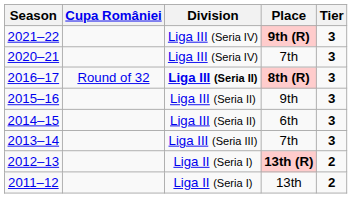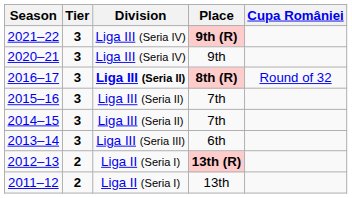columns swapped: (332, 15) <-> (114, 15)
(289, 57) 7th -> (216, 57) 9th
(289, 99) 9th -> (216, 99) 7th
(289, 120) 6th -> (216, 120) 7th
(289, 141) 7th -> (216, 141) 6th
